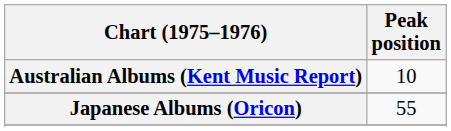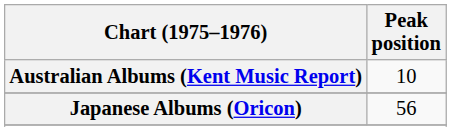(406, 108) 55 -> (406, 108) 56
